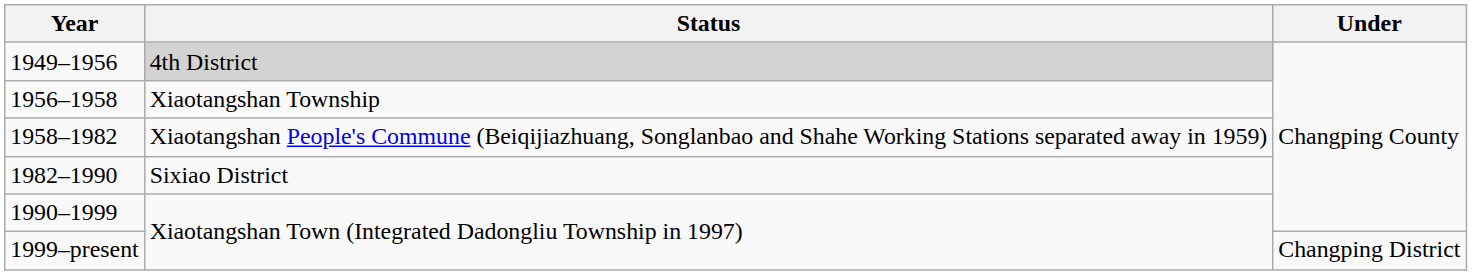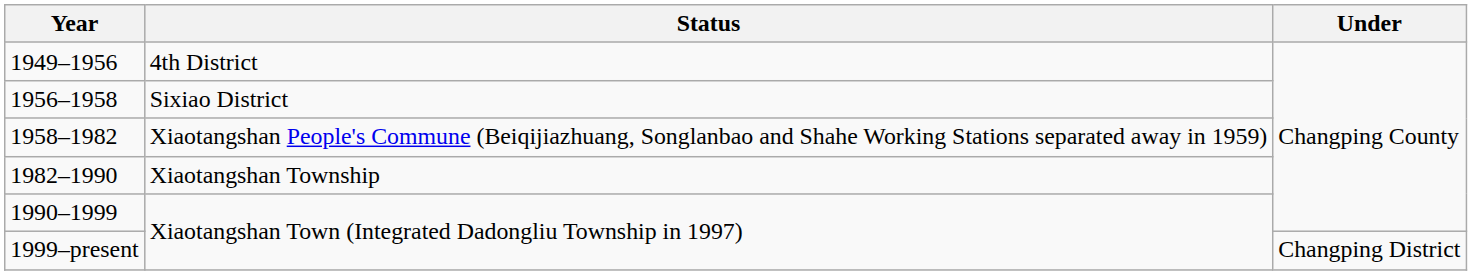(204, 61) lightgrey background -> (204, 61) no background
(265, 99) Xiaotangshan Township -> (219, 99) Sixiao District
(219, 174) Sixiao District -> (265, 174) Xiaotangshan Township
